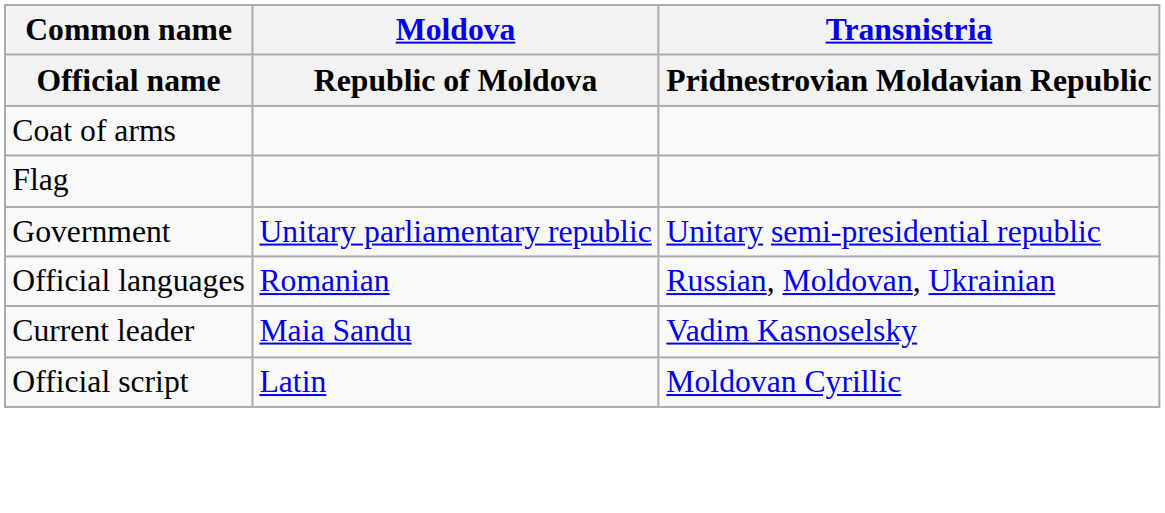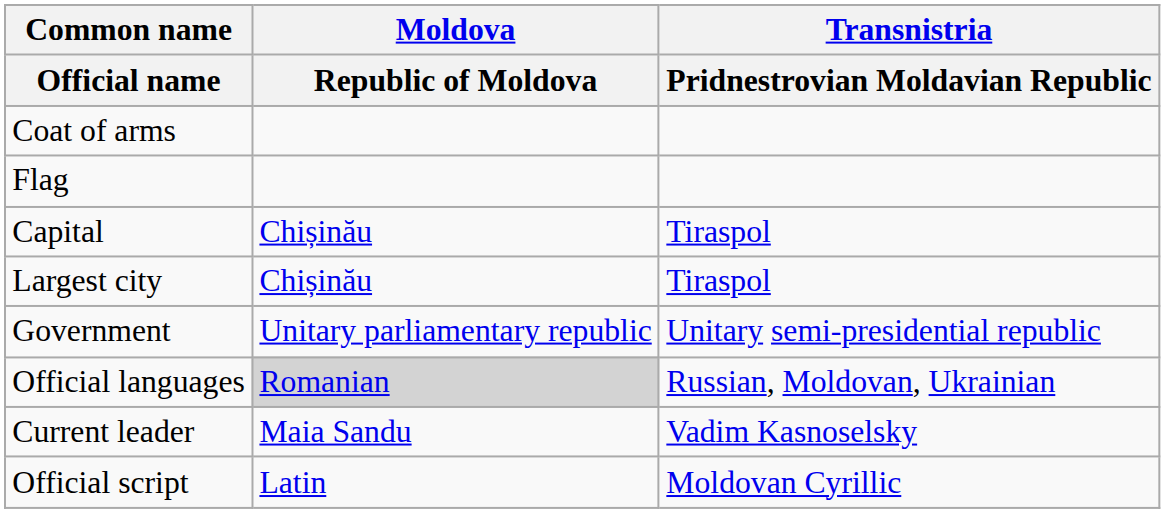+ row: (58, 230)
+ row: (87, 280)
(325, 280) no background -> (325, 381) lightgrey background
